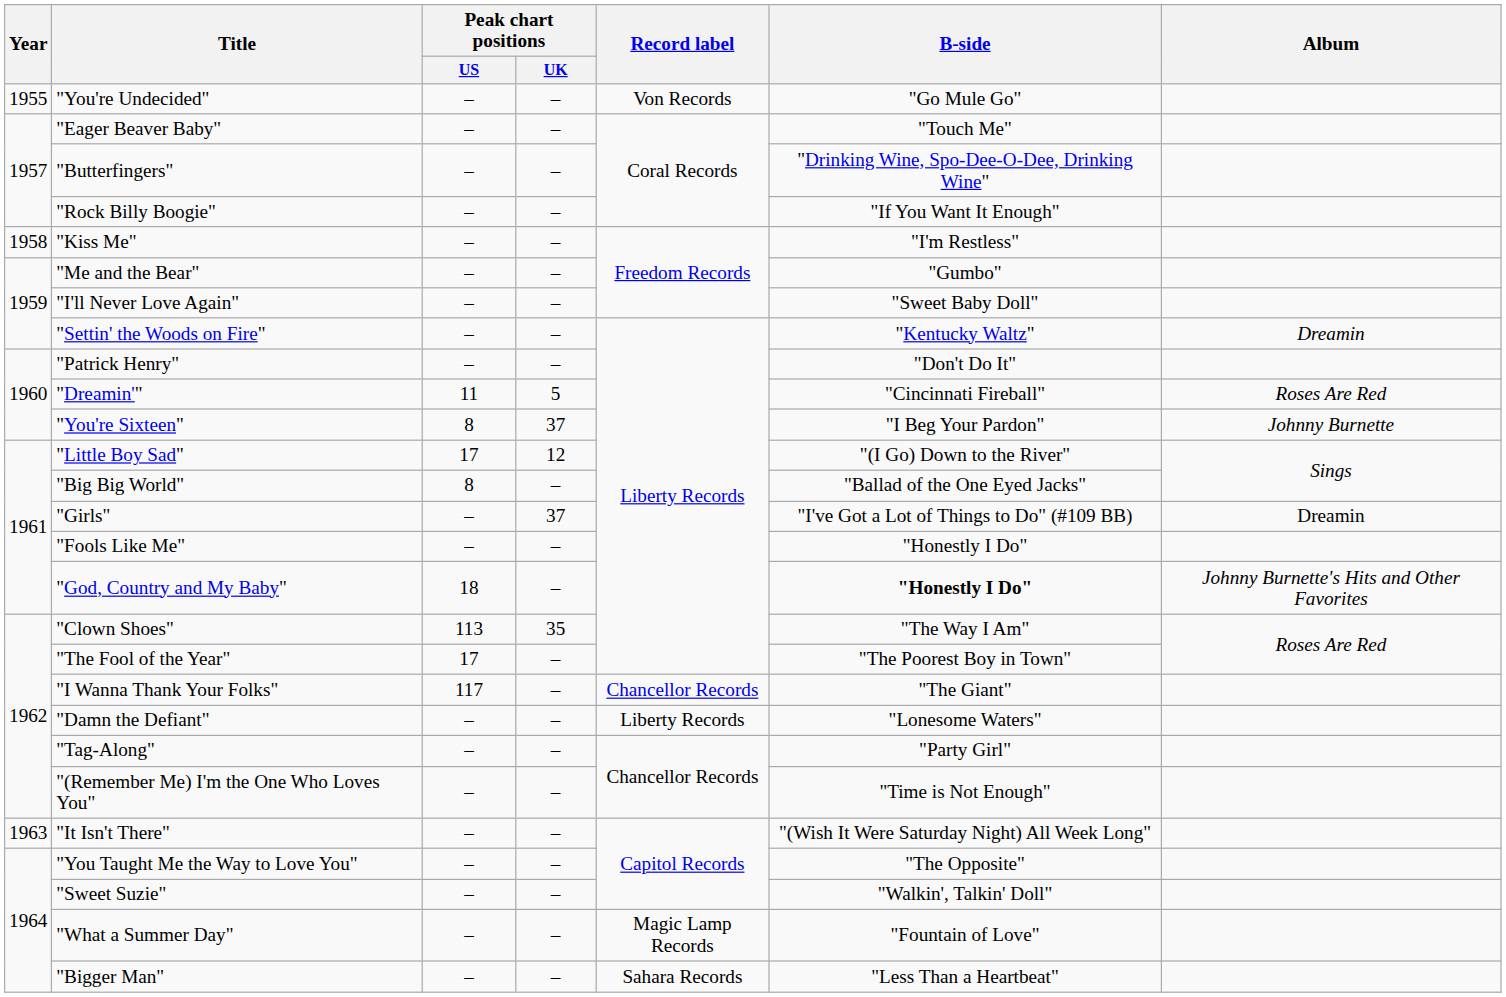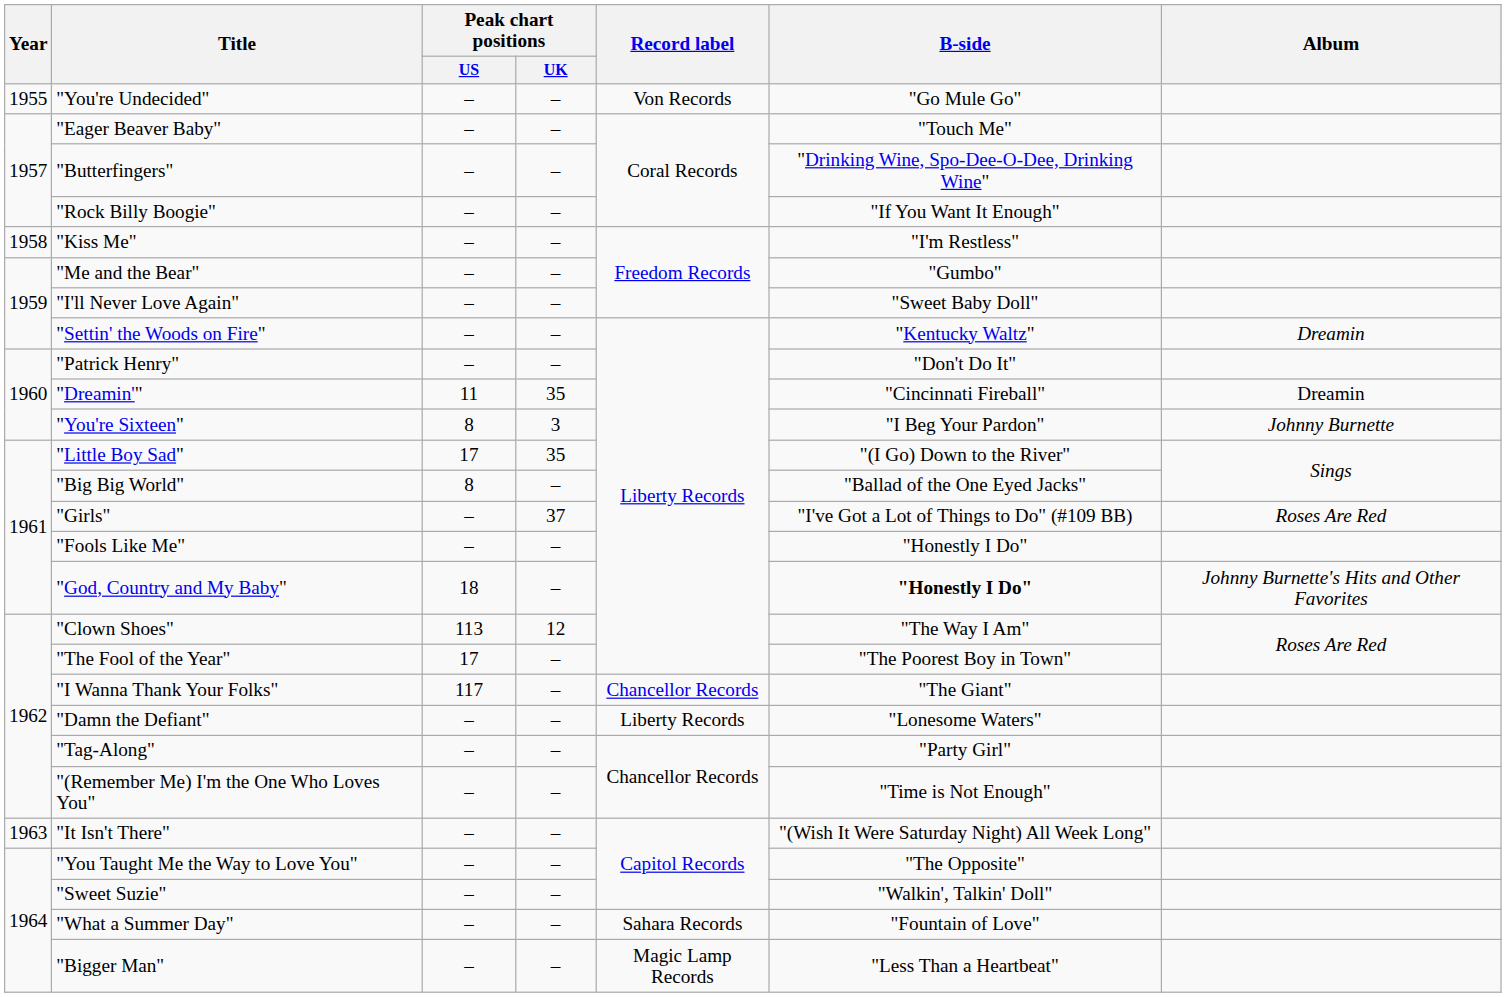(556, 394) 5 -> (556, 394) 35
(1331, 394) Roses Are Red -> (1331, 394) Dreamin
(556, 424) 37 -> (556, 424) 3
(556, 455) 12 -> (556, 455) 35
(1331, 516) Dreamin -> (1331, 516) Roses Are Red
(556, 628) 35 -> (556, 628) 12
(682, 935) Magic Lamp Records -> (682, 924) Sahara Records
(682, 976) Sahara Records -> (682, 965) Magic Lamp Records
